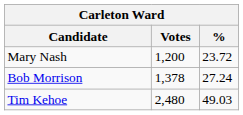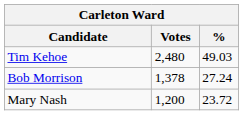rows swapped: (37, 99) <-> (37, 57)
